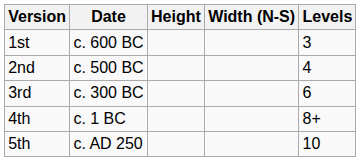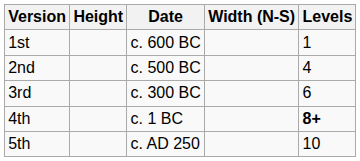columns swapped: (108, 17) <-> (176, 17)
(307, 42) 3 -> (307, 42) 1
(312, 118) normal -> (312, 118) bold
